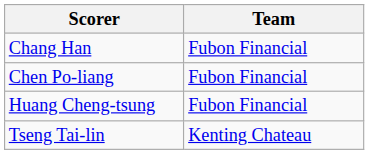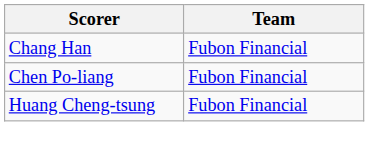- row: (57, 134)
